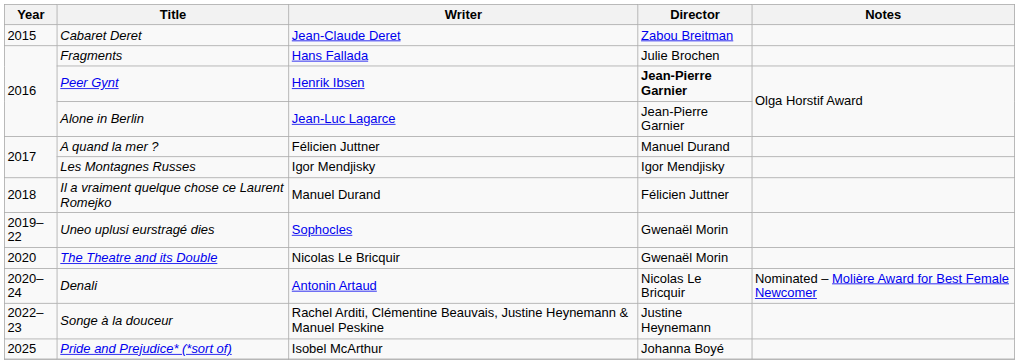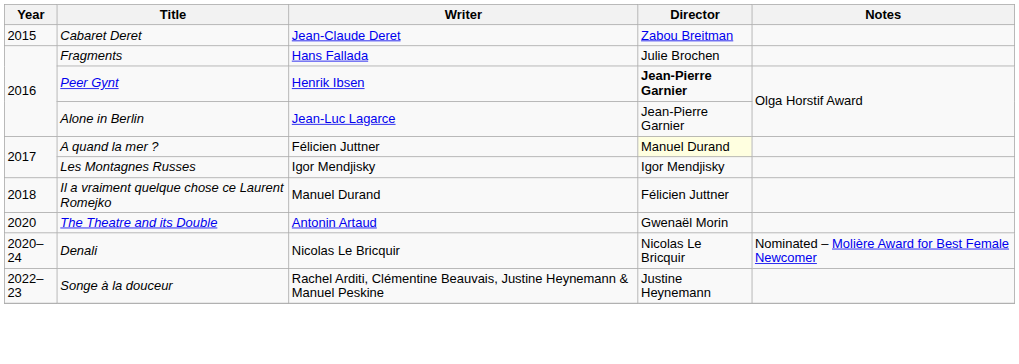(685, 146) no background -> (685, 146) lightyellow background
- row: (137, 230)
(346, 258) Nicolas Le Bricquir -> (334, 222) Antonin Artaud
(334, 285) Antonin Artaud -> (346, 250) Nicolas Le Bricquir
- row: (146, 348)
